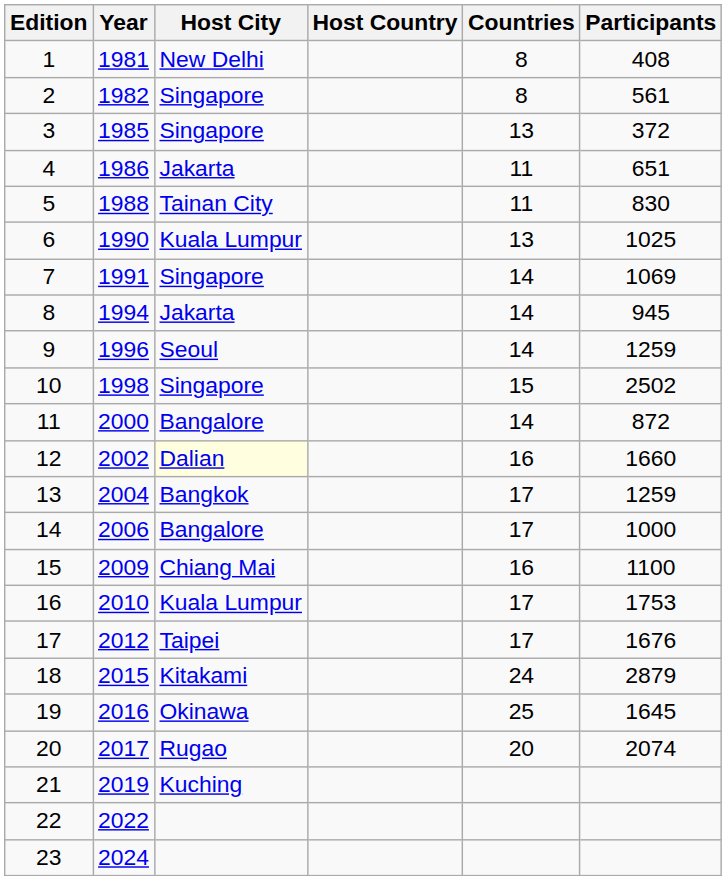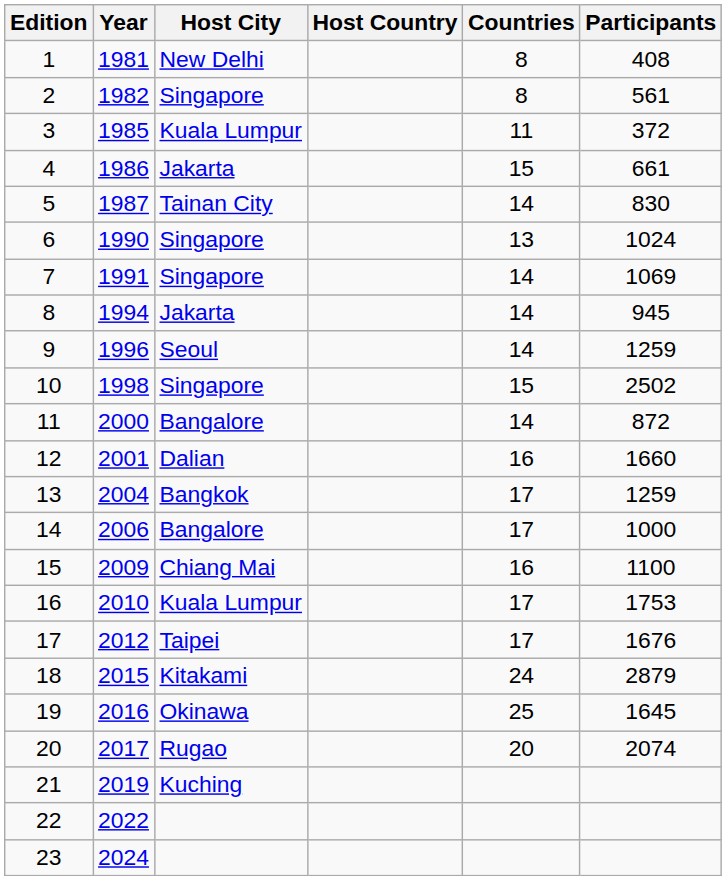(212, 131) Singapore -> (231, 131) Kuala Lumpur
(521, 131) 13 -> (521, 131) 11
(521, 167) 11 -> (521, 167) 15
(651, 167) 651 -> (651, 167) 661
(124, 204) 1988 -> (124, 204) 1987
(521, 204) 11 -> (521, 204) 14
(231, 240) Kuala Lumpur -> (212, 240) Singapore
(651, 240) 1025 -> (651, 240) 1024
(124, 458) 2002 -> (124, 458) 2001
(192, 458) lightyellow background -> (192, 458) no background
